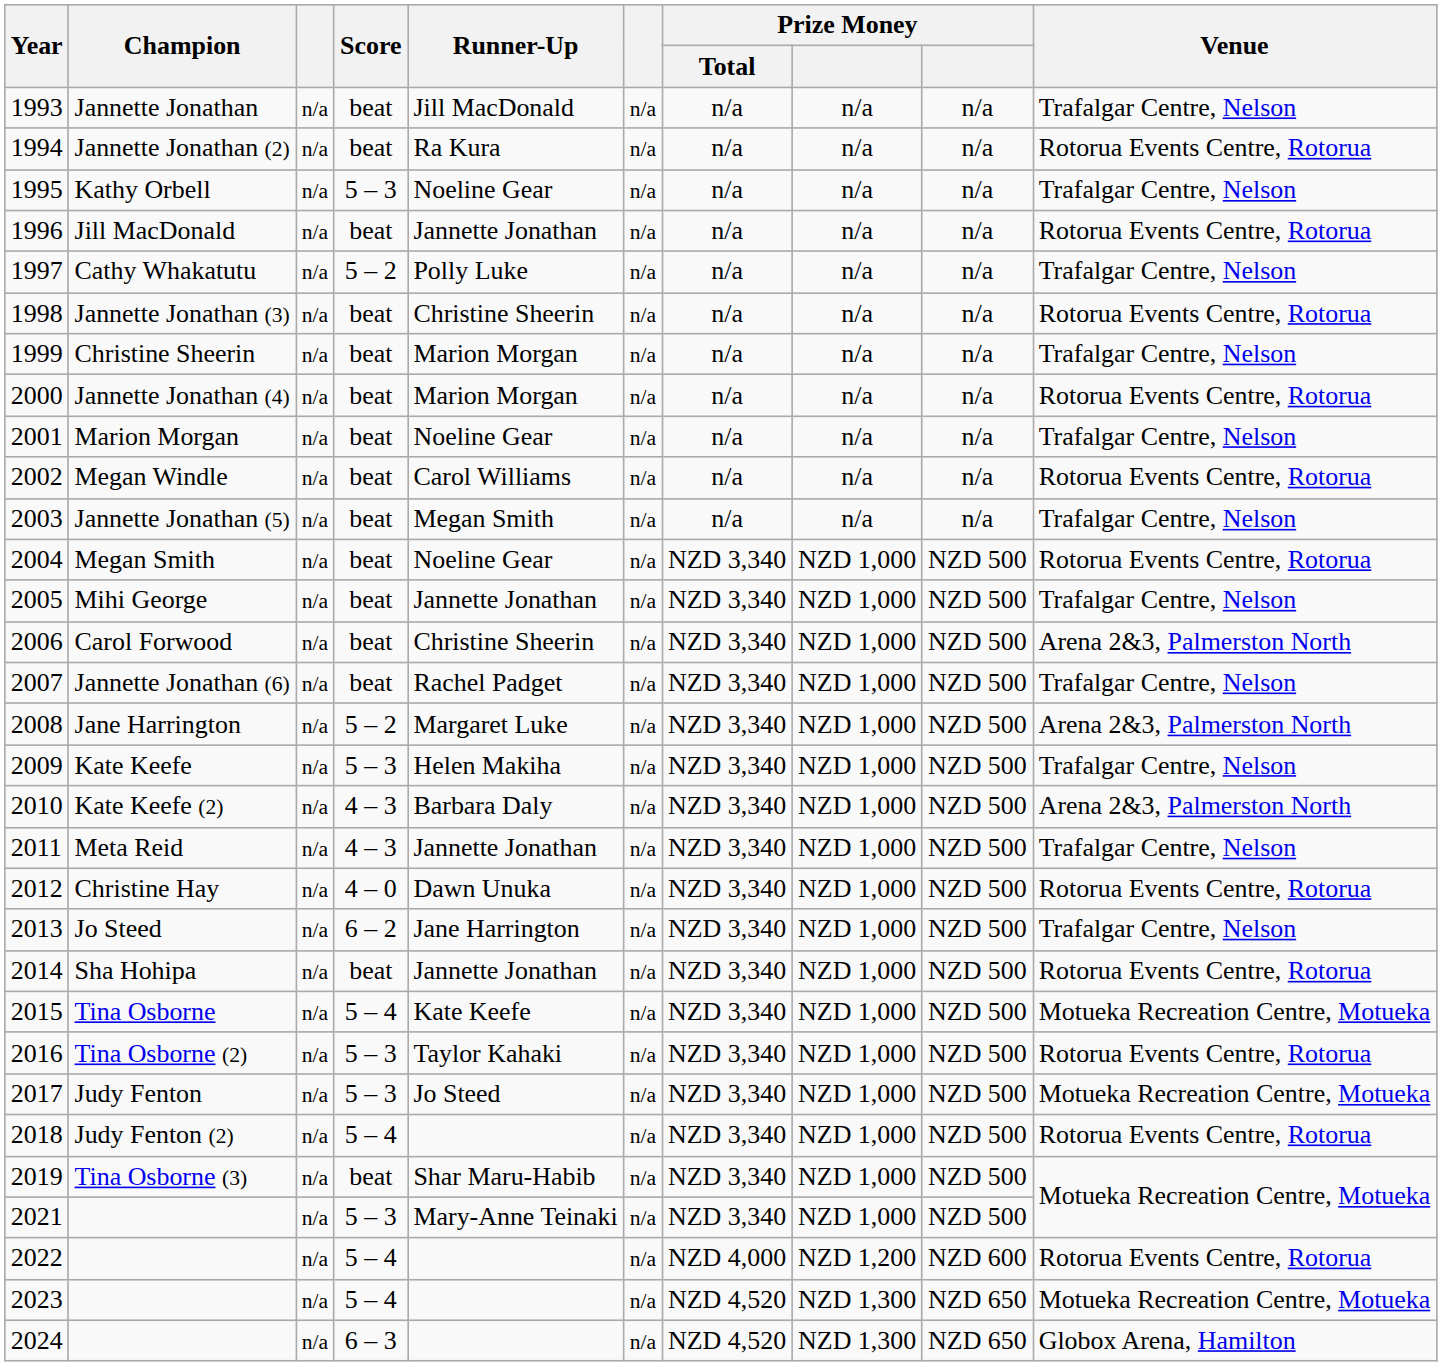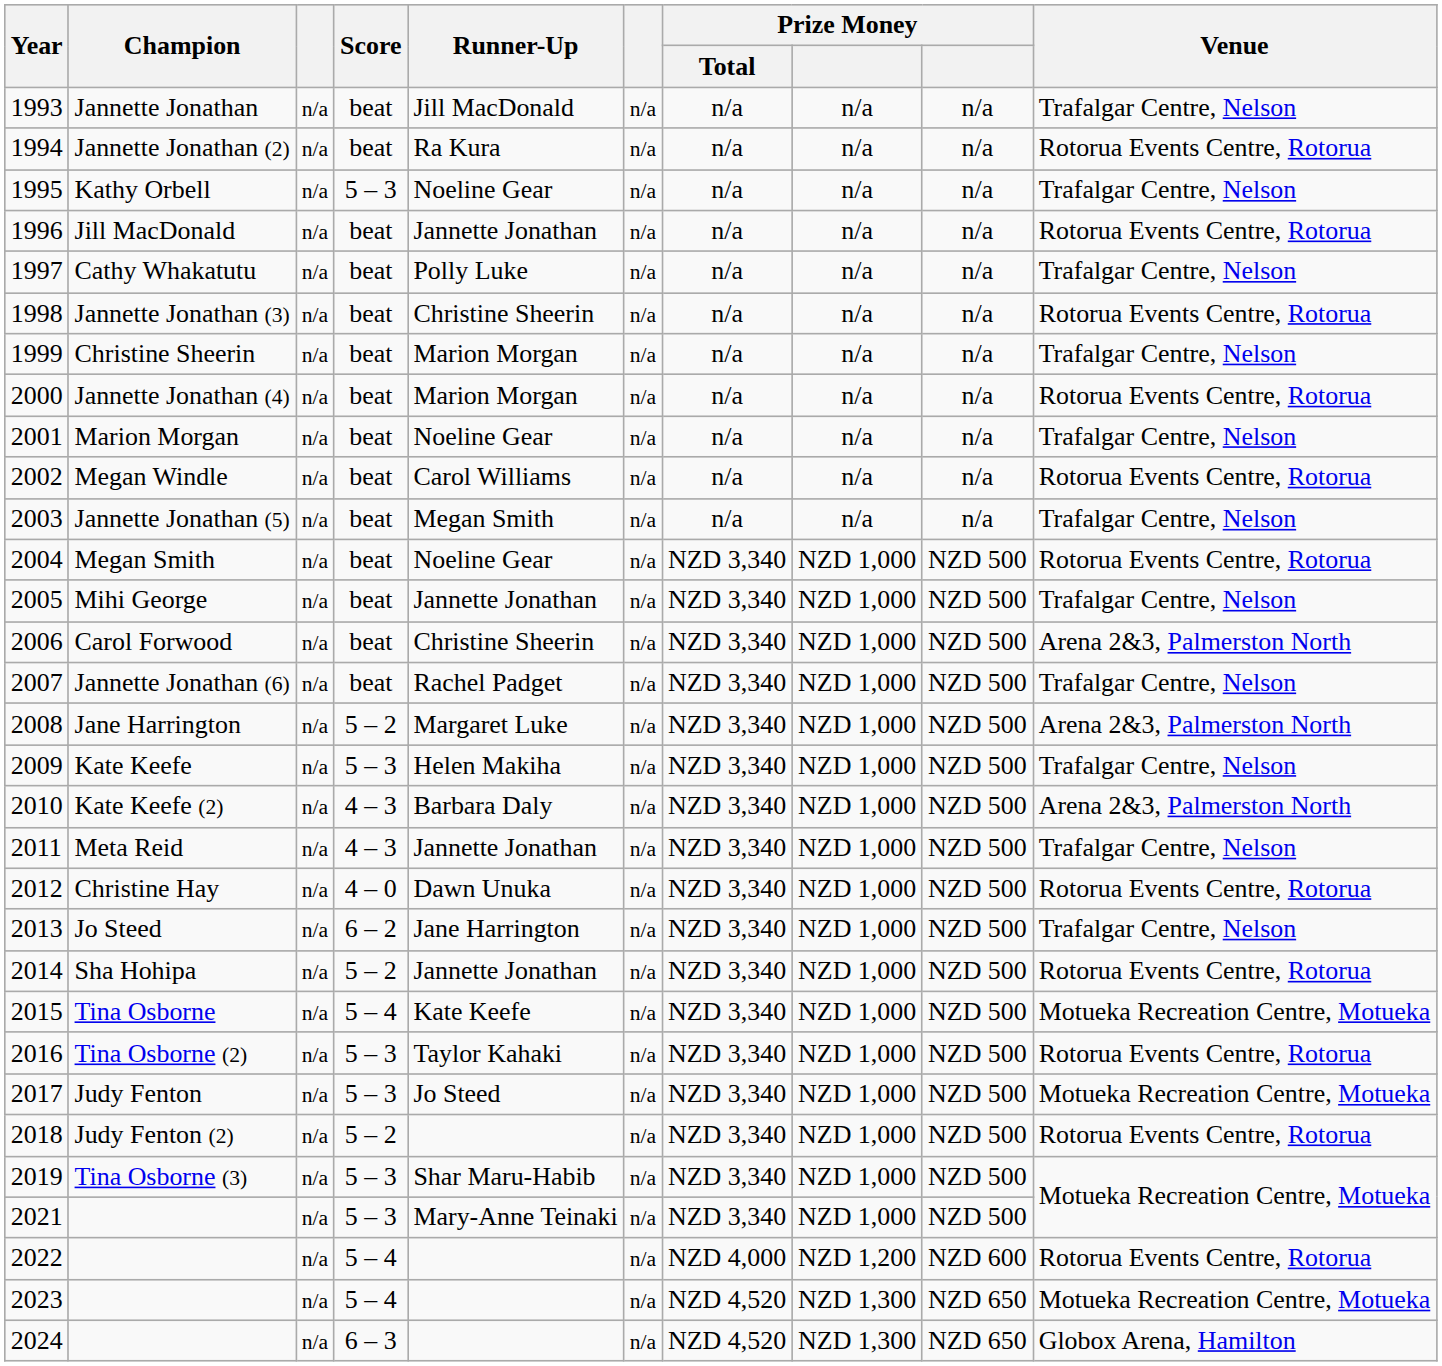(371, 271) 5 – 2 -> (371, 271) beat
(371, 970) beat -> (371, 970) 5 – 2
(371, 1134) 5 – 4 -> (371, 1134) 5 – 2
(371, 1176) beat -> (371, 1176) 5 – 3
